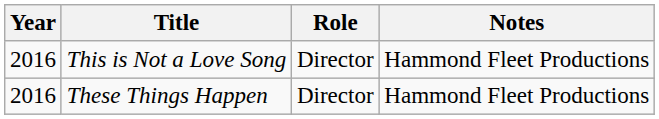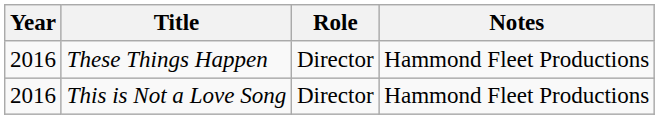rows swapped: (167, 95) <-> (177, 59)
